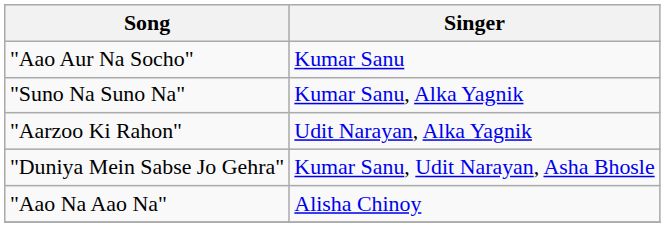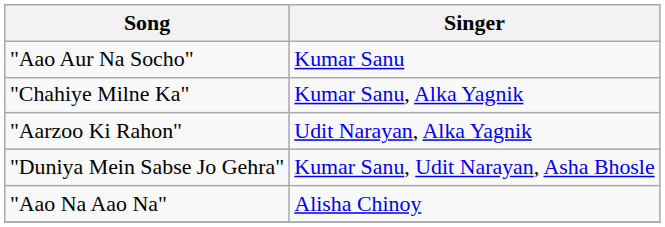- row: (98, 95)
+ row: (100, 95)
